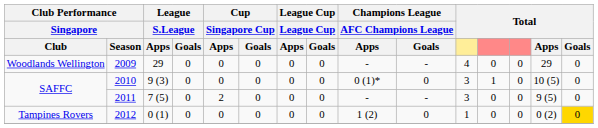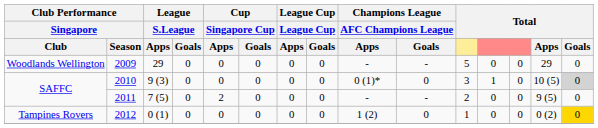(467, 64) 4 -> (467, 64) 5
(577, 81) no background -> (577, 81) lightgrey background
(467, 98) 3 -> (467, 98) 2
